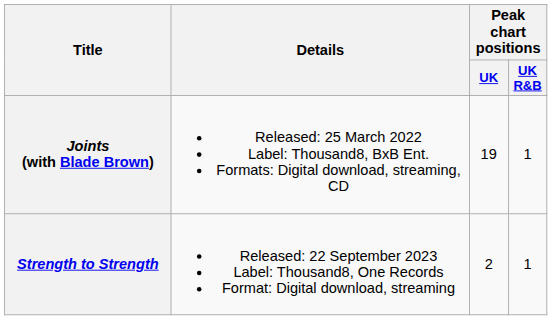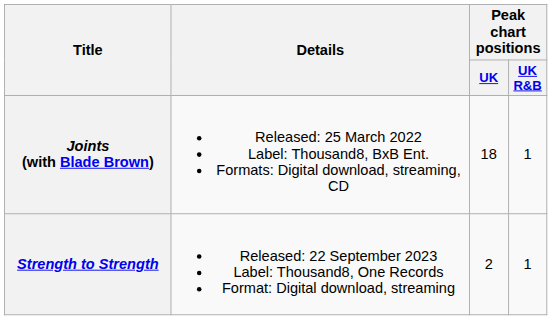(489, 154) 19 -> (489, 154) 18
